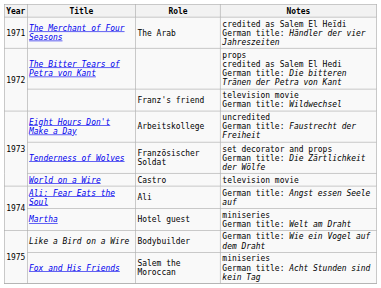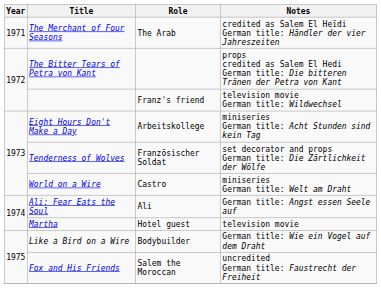(289, 127) uncredited German title: Faustrecht der Freiheit -> (296, 127) miniseries German title: Acht Stunden sind kein Tag
(261, 180) television movie -> (287, 184) miniseries German title: Welt am Draht
(287, 219) miniseries German title: Welt am Draht -> (261, 224) television movie
(296, 268) miniseries German title: Acht Stunden sind kein Tag -> (289, 268) uncredited German title: Faustrecht der Freiheit
